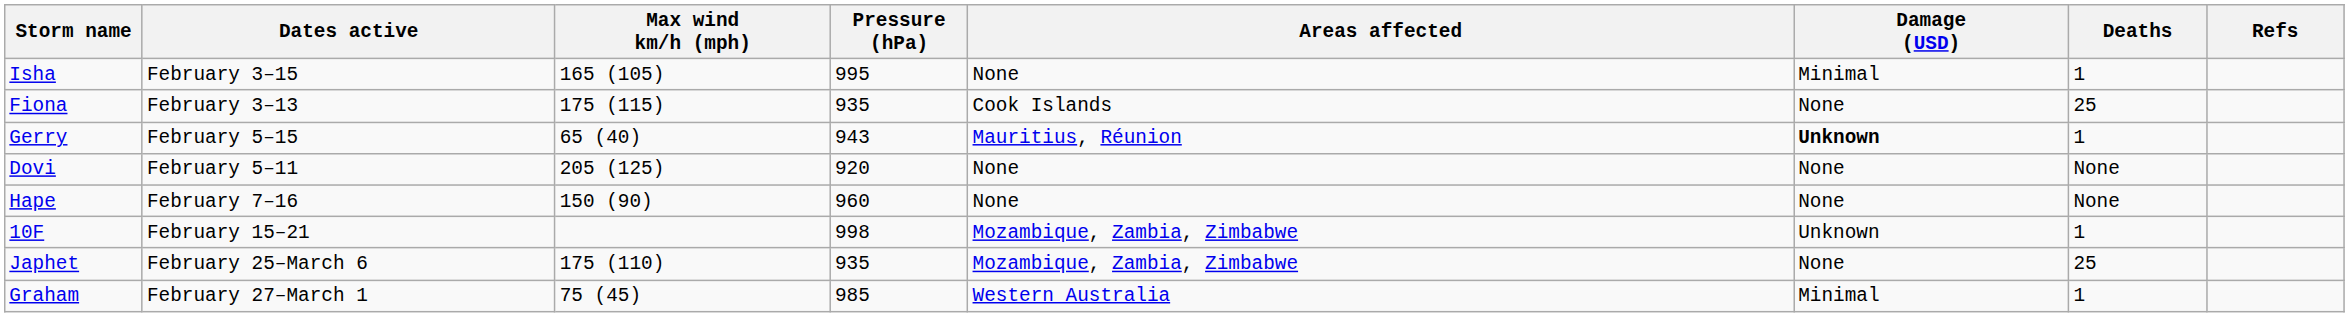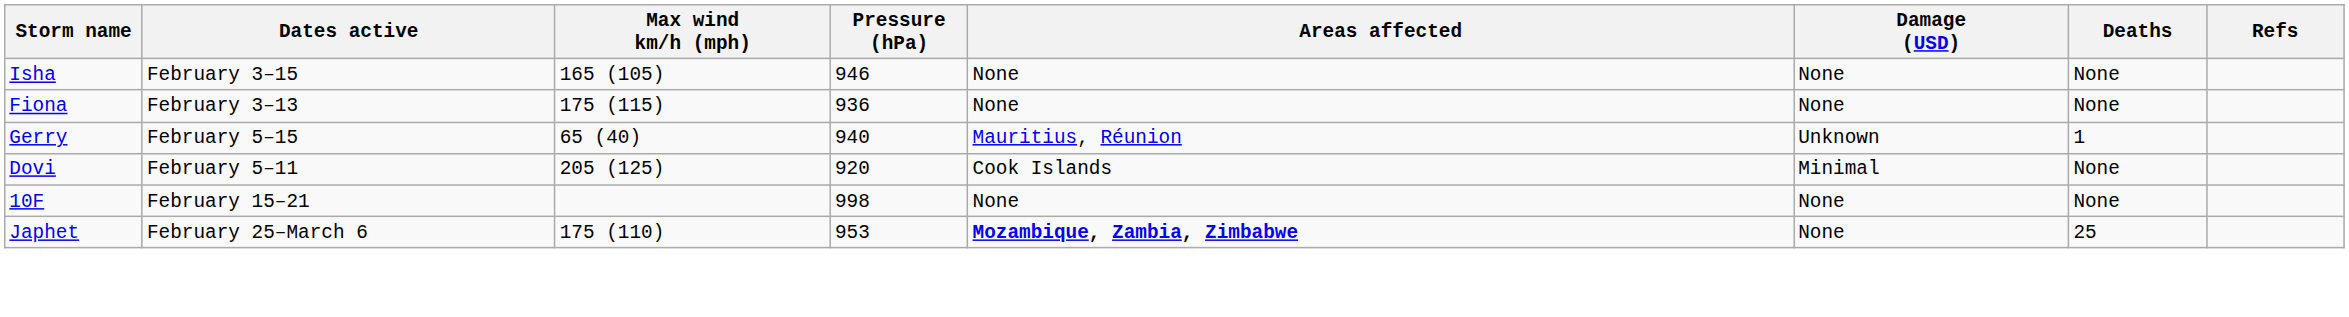(852, 74) 995 -> (852, 74) 946
(1839, 74) Minimal -> (1821, 74) None
(2079, 74) 1 -> (2097, 74) None
(852, 106) 935 -> (852, 106) 936
(1042, 106) Cook Islands -> (996, 106) None
(2085, 106) 25 -> (2097, 106) None
(852, 138) 943 -> (852, 138) 940
(1839, 138) bold -> (1839, 138) normal
(996, 169) None -> (1042, 169) Cook Islands
(1821, 169) None -> (1839, 169) Minimal
- row: (33, 201)
(1135, 232) Mozambique, Zambia, Zimbabwe -> (996, 201) None
(1839, 232) Unknown -> (1821, 201) None
(2079, 232) 1 -> (2097, 201) None
(852, 264) 935 -> (852, 232) 953
(1135, 264) normal -> (1135, 232) bold
- row: (44, 295)
